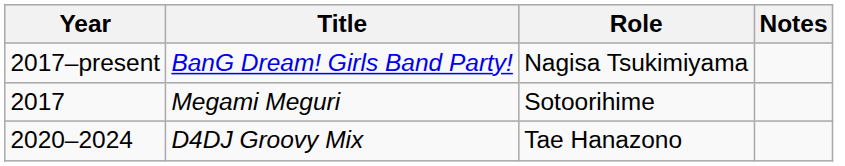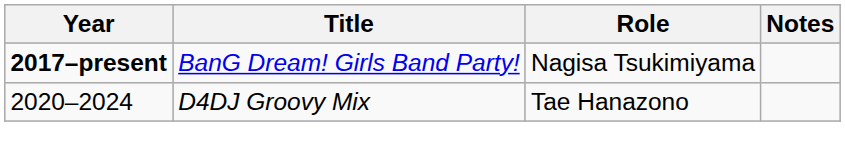(85, 62) normal -> (89, 62) bold
- row: (256, 101)
